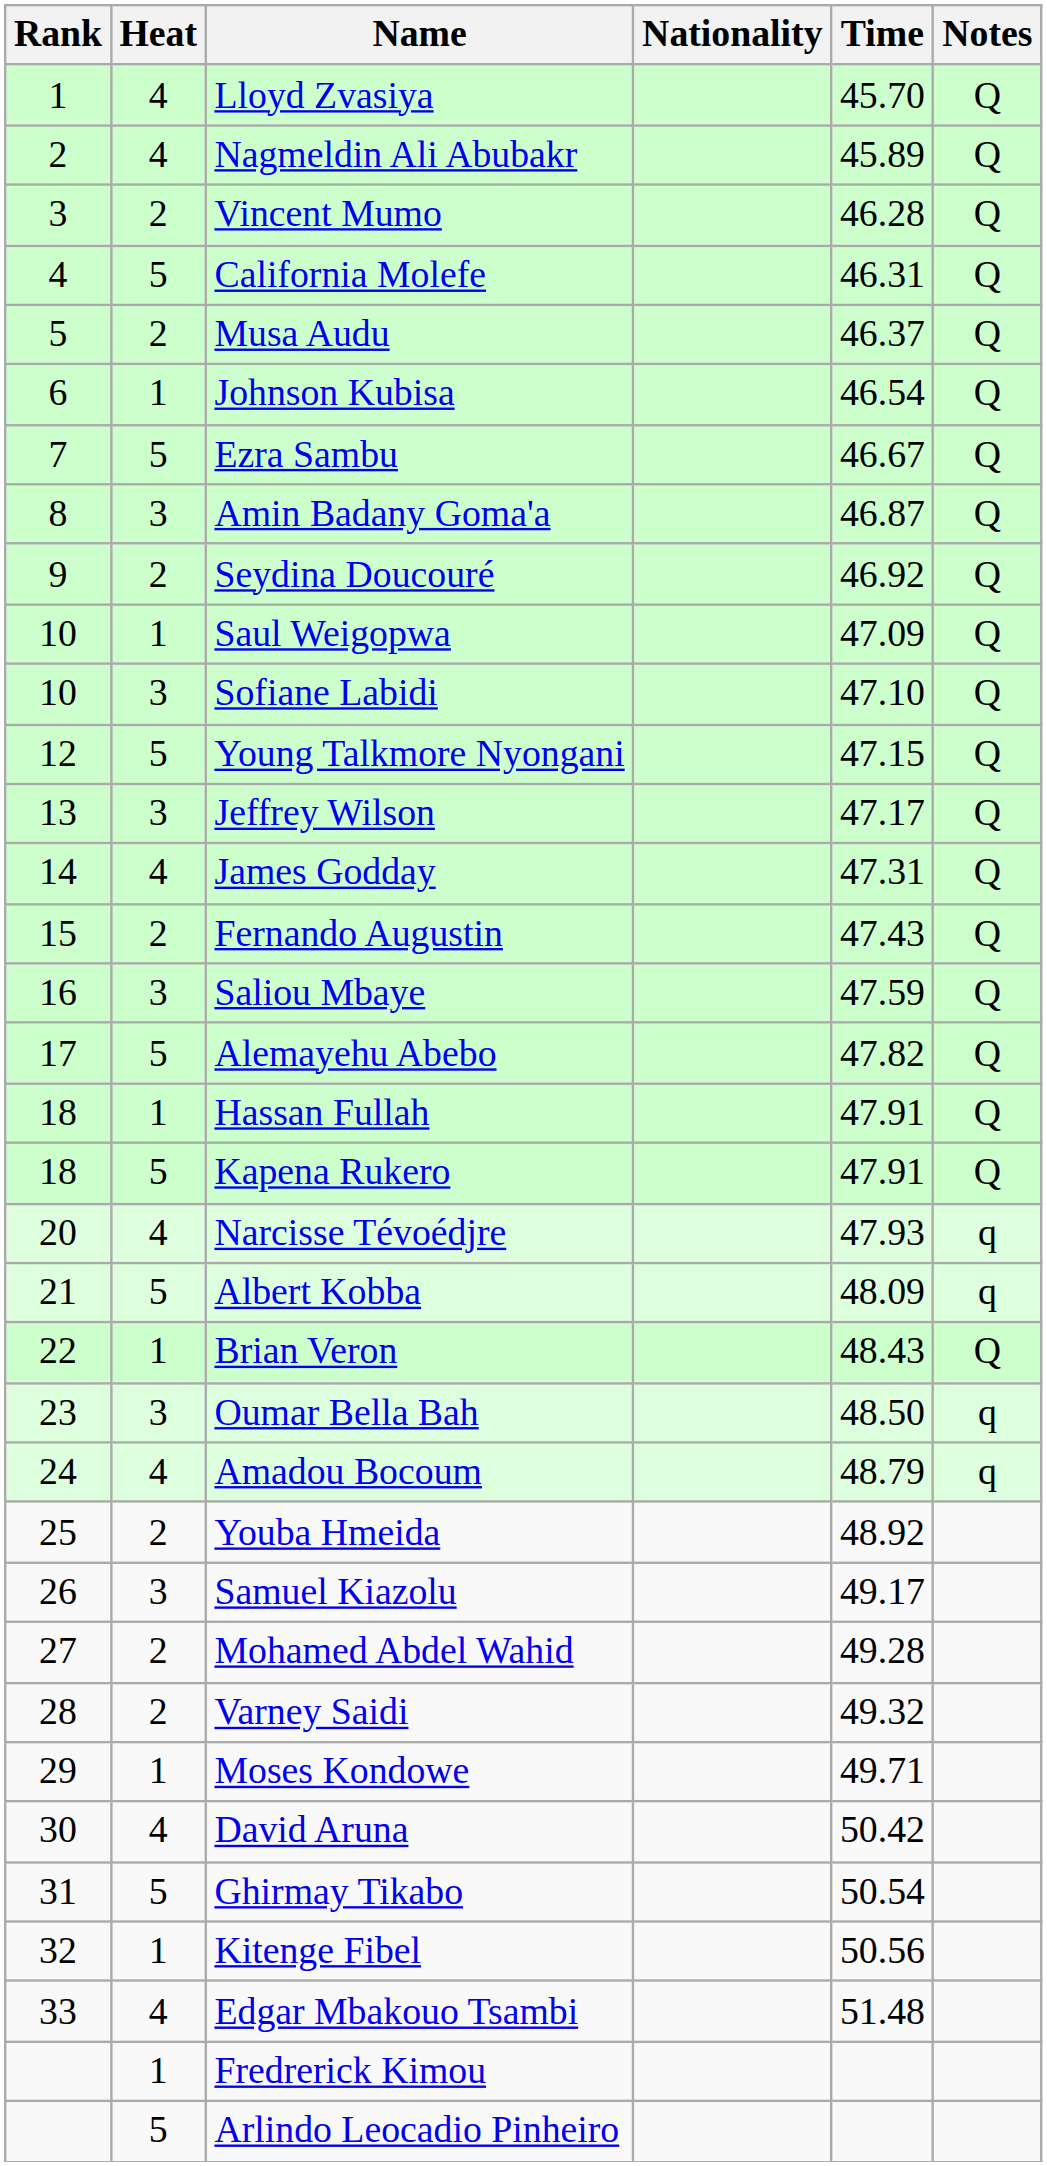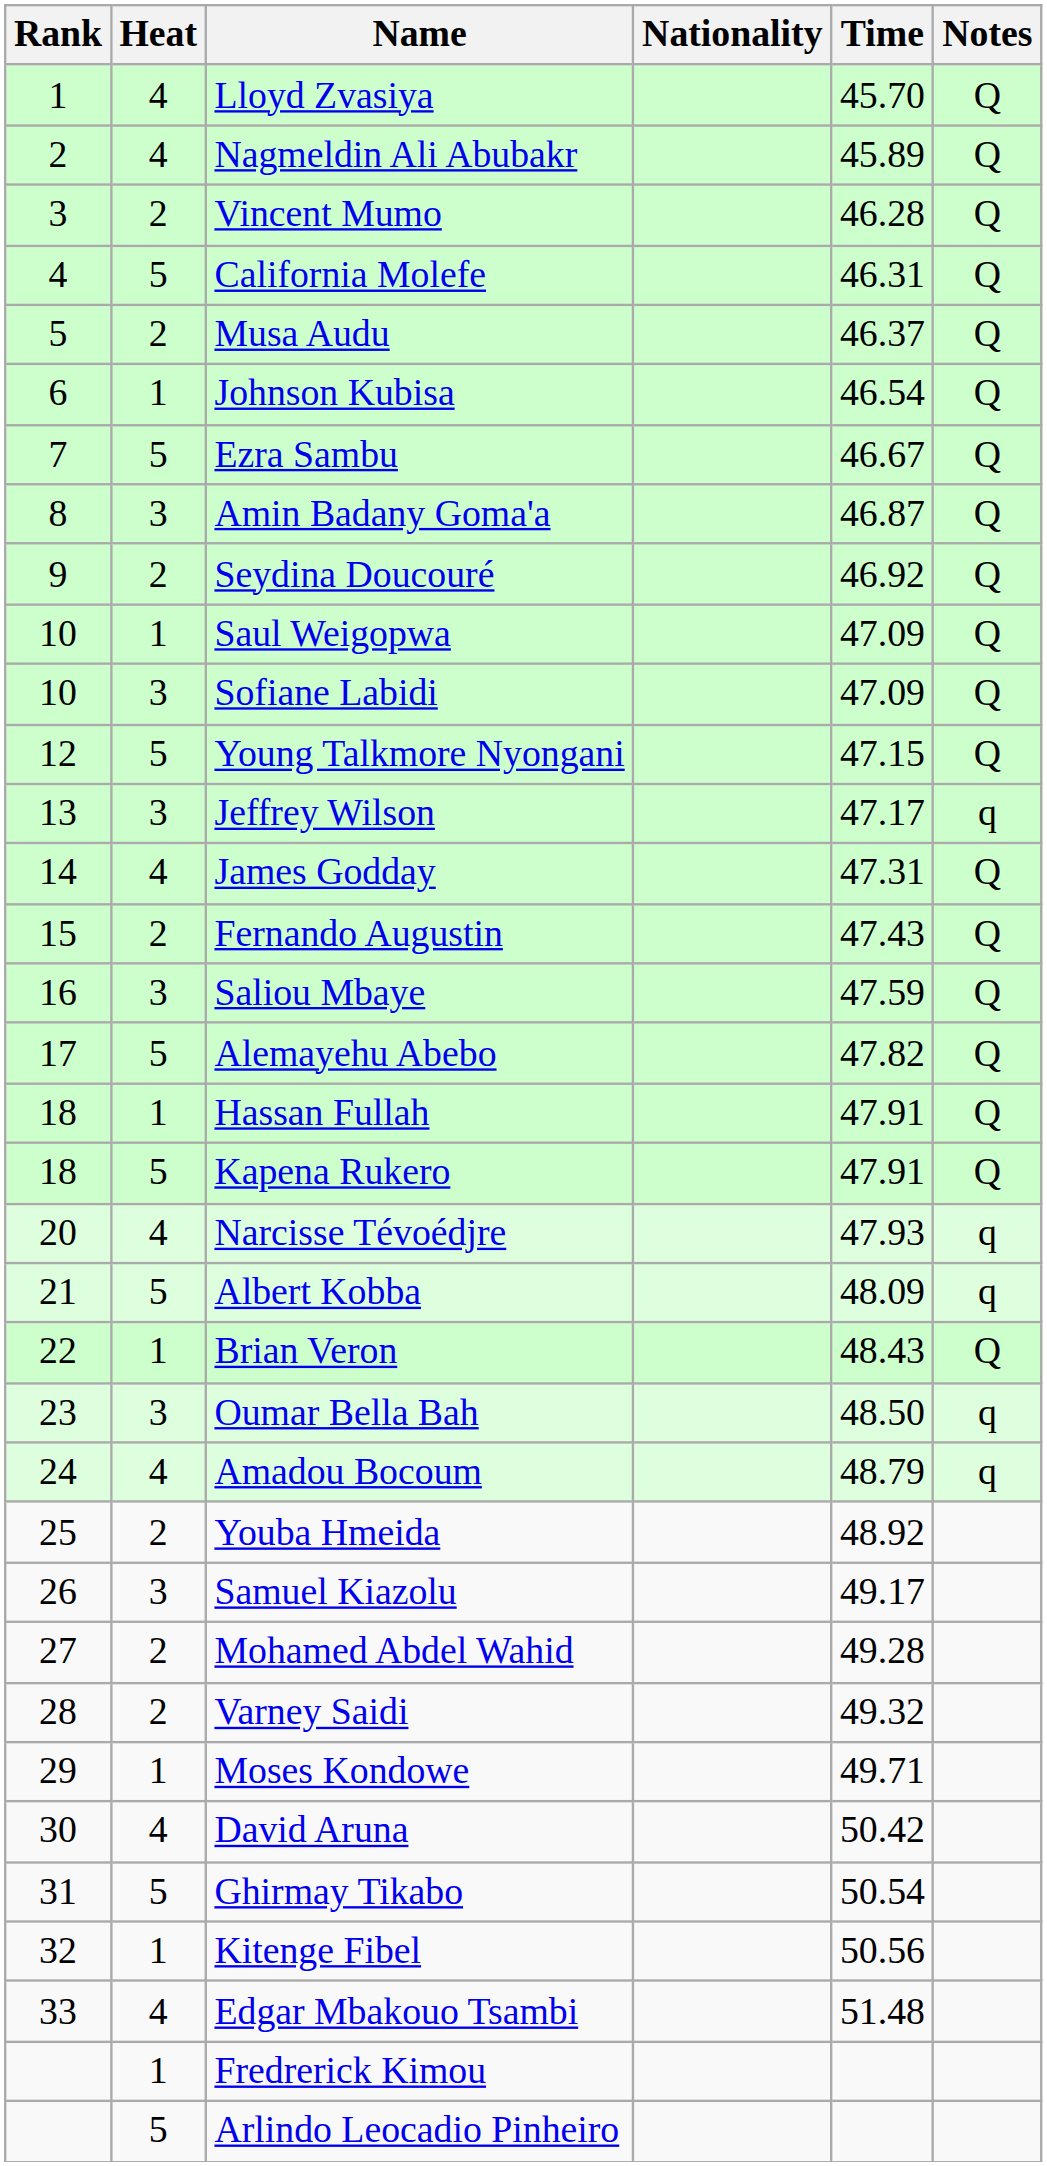(882, 693) 47.10 -> (882, 693) 47.09
(987, 812) Q -> (987, 812) q
